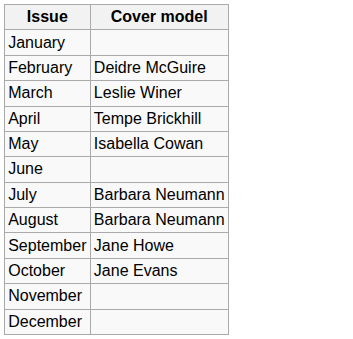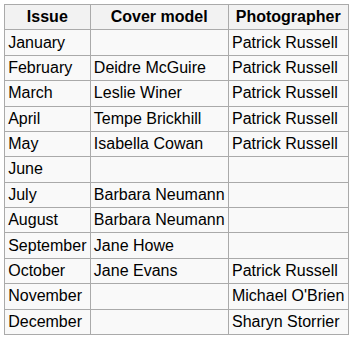+ column: (288, 17)
